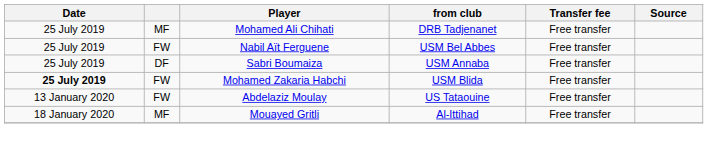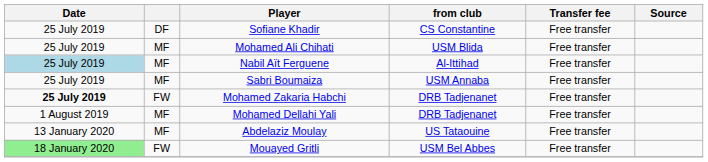+ row: (284, 29)
(457, 29) DRB Tadjenanet -> (457, 46) USM Blida
(74, 46) no background -> (74, 63) lightblue background
(162, 46) FW -> (162, 63) MF
(457, 46) USM Bel Abbes -> (457, 63) Al-Ittihad
(162, 63) DF -> (162, 80) MF
(457, 80) USM Blida -> (457, 97) DRB Tadjenanet
+ row: (284, 114)
(162, 97) FW -> (162, 131) MF
(74, 114) no background -> (74, 148) lightgreen background
(162, 114) MF -> (162, 148) FW
(457, 114) Al-Ittihad -> (457, 148) USM Bel Abbes
